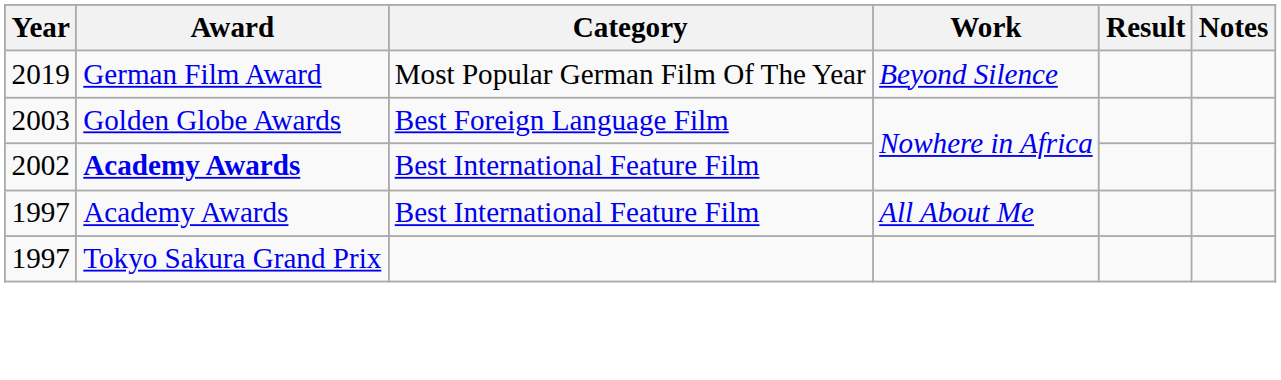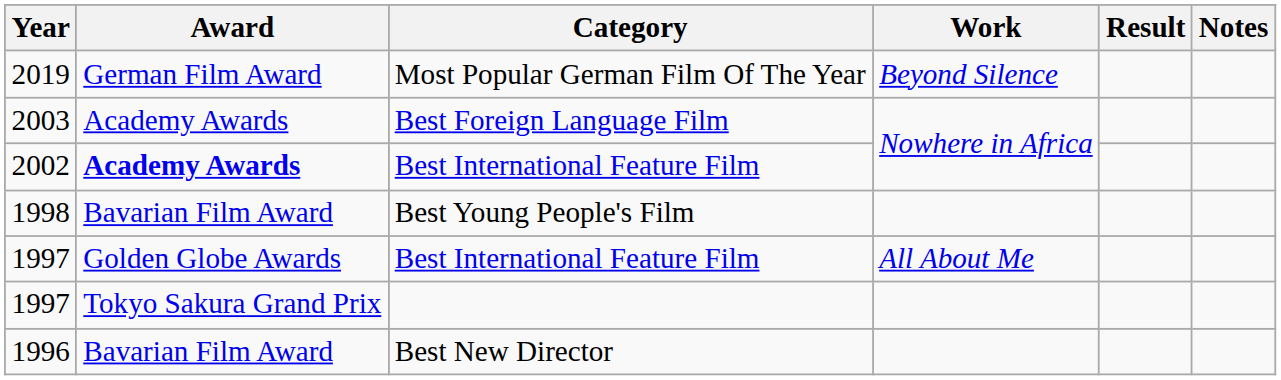(212, 119) Golden Globe Awards -> (186, 119) Academy Awards
+ row: (41, 212)
(186, 212) Academy Awards -> (212, 258) Golden Globe Awards
+ row: (41, 350)
